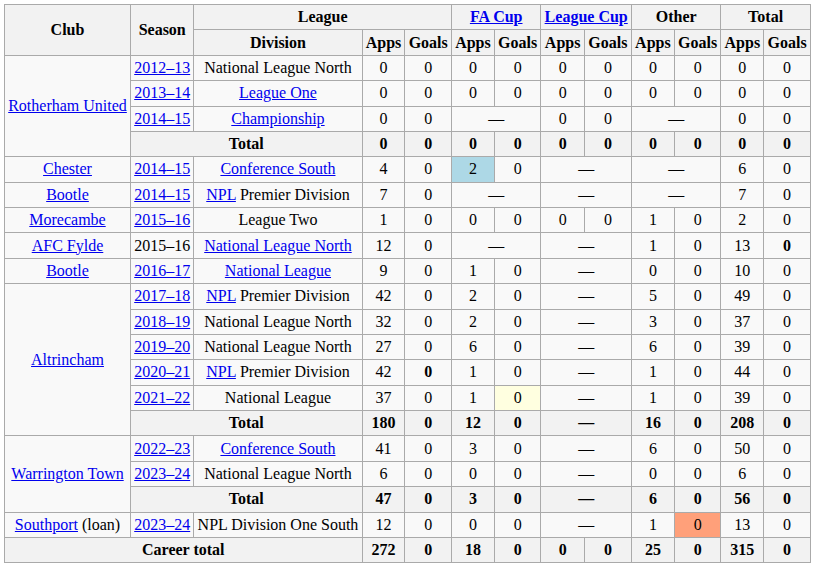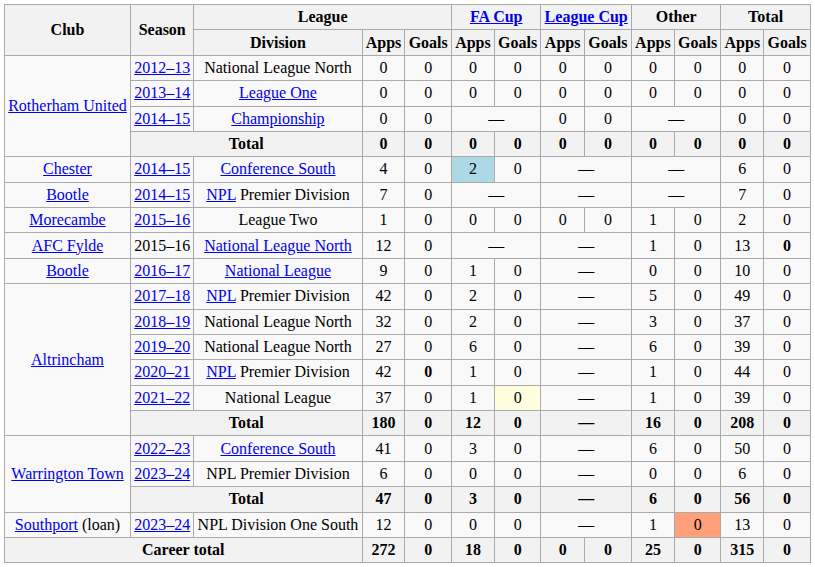(278, 473) National League North -> (278, 473) NPL Premier Division
